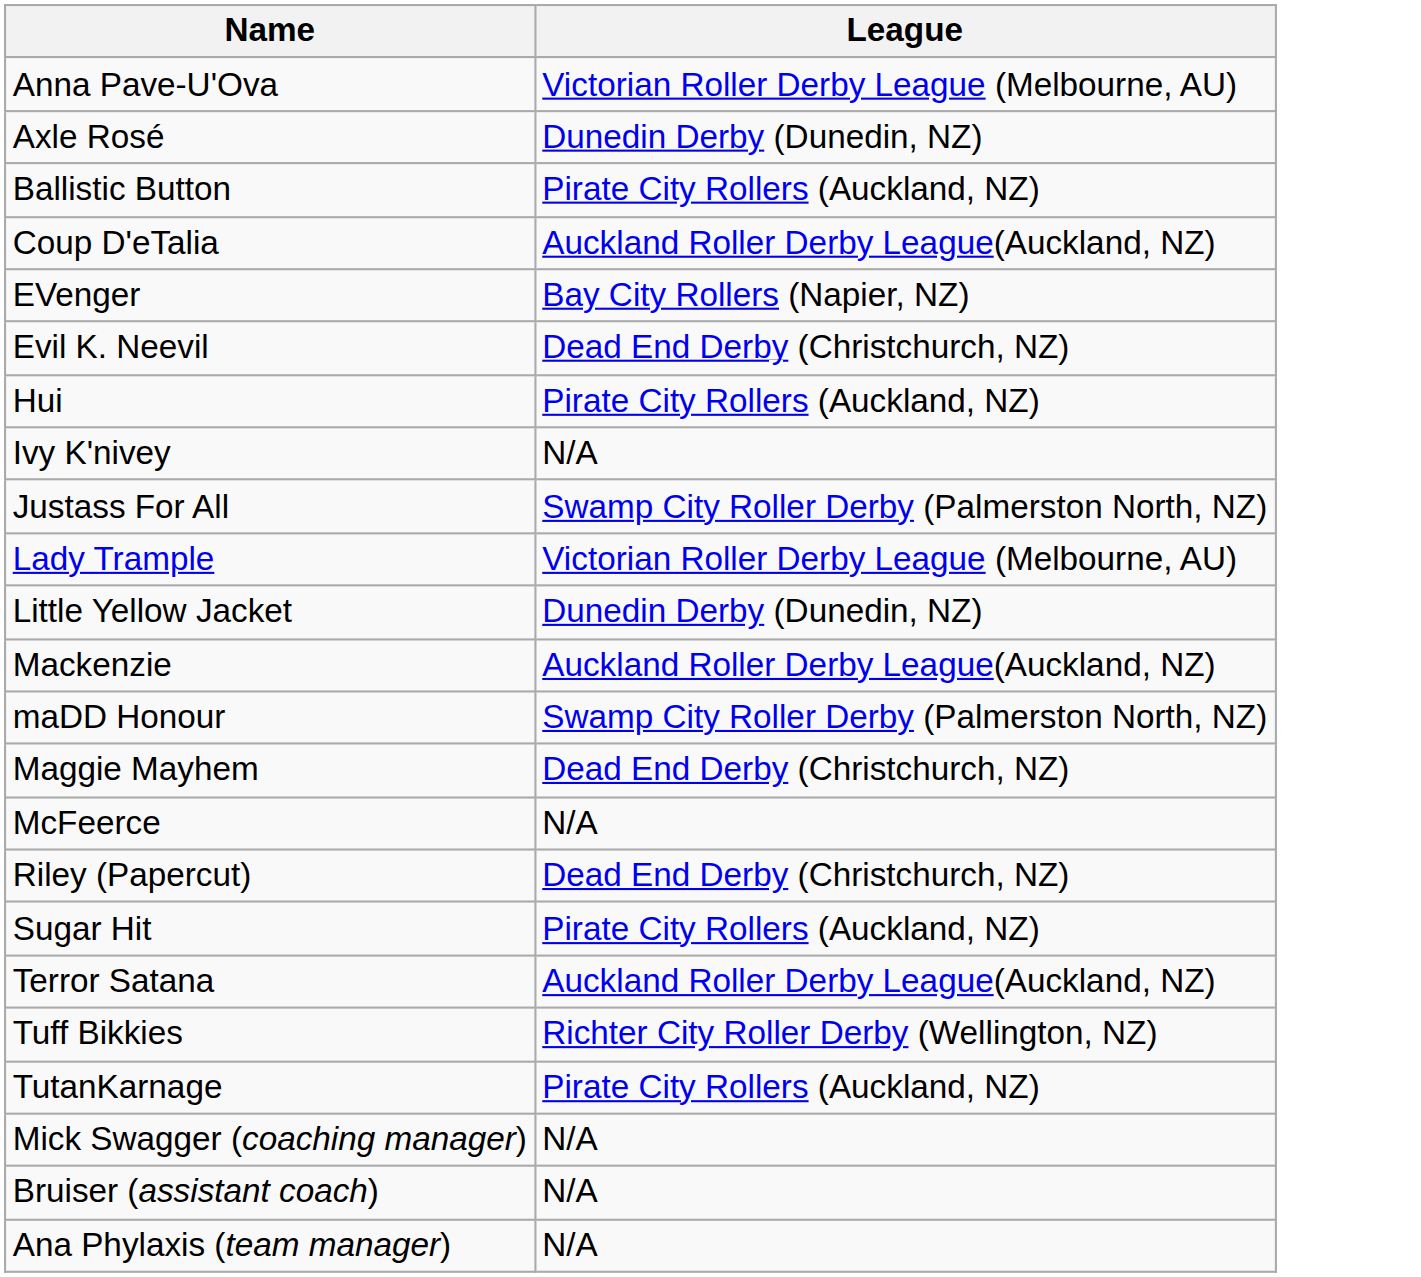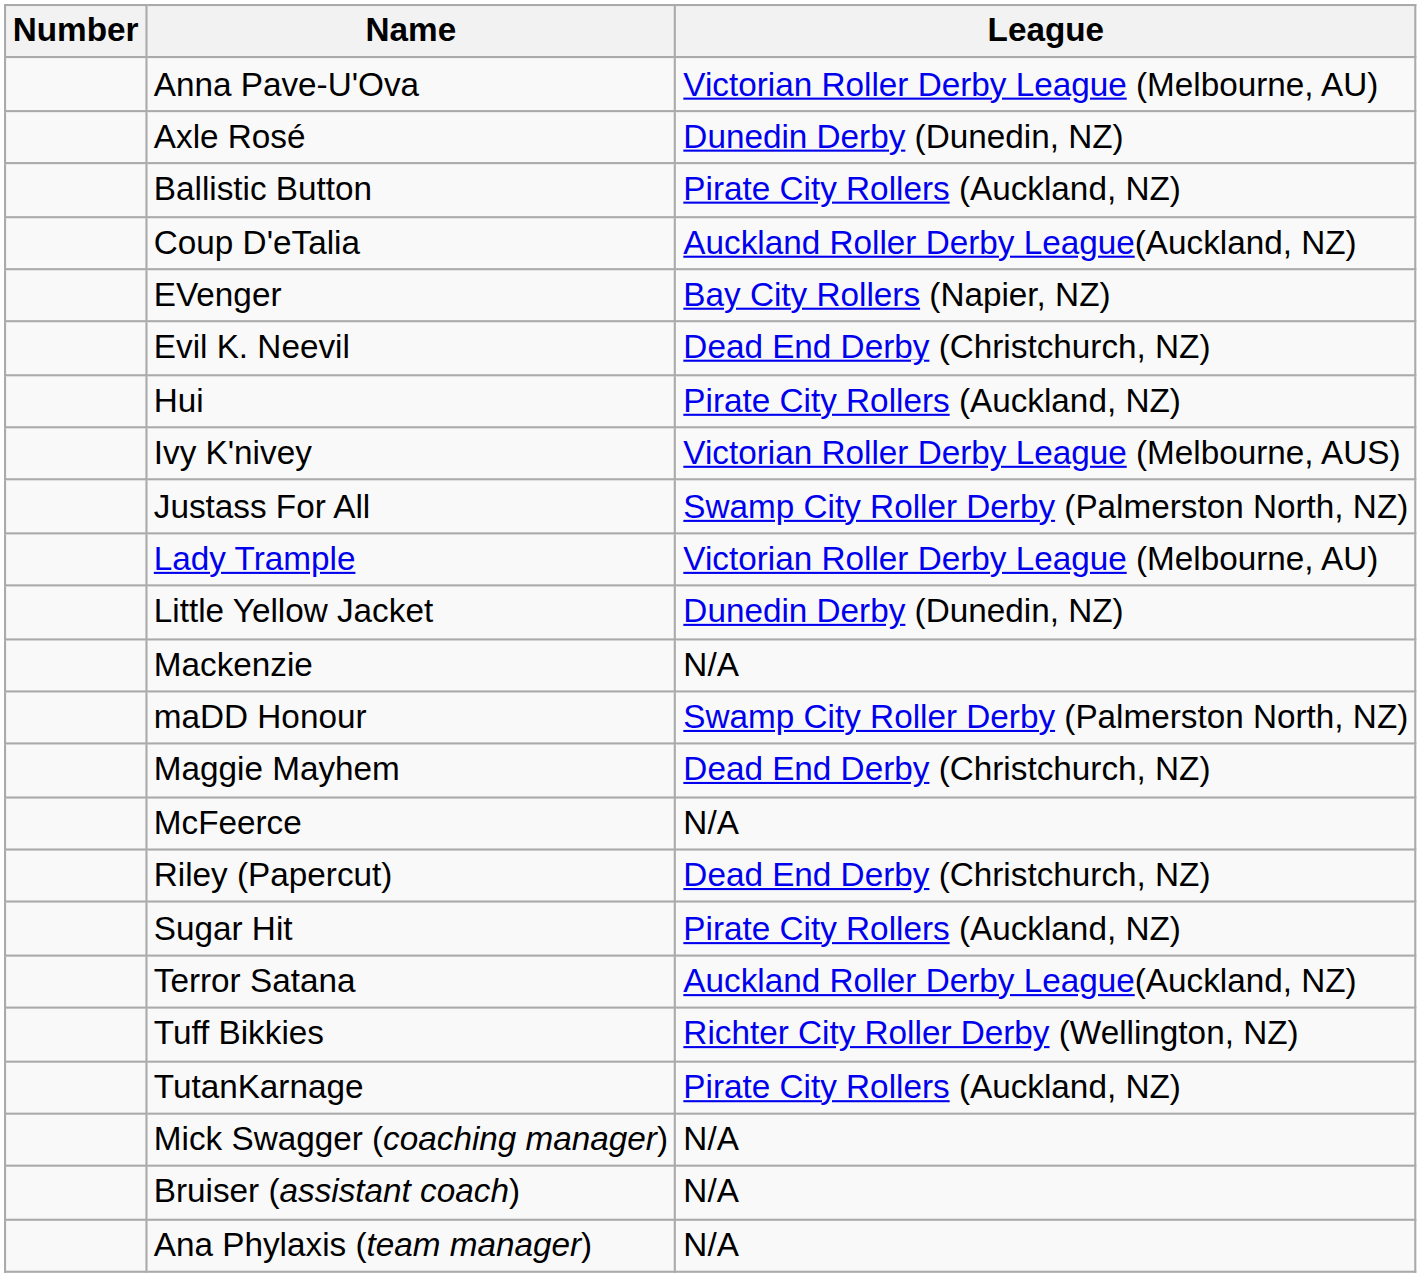+ column: (76, 30)
(570, 453) N/A -> (1042, 453) Victorian Roller Derby League (Melbourne, AUS)
(879, 664) Auckland Roller Derby League(Auckland, NZ) -> (711, 664) N/A
